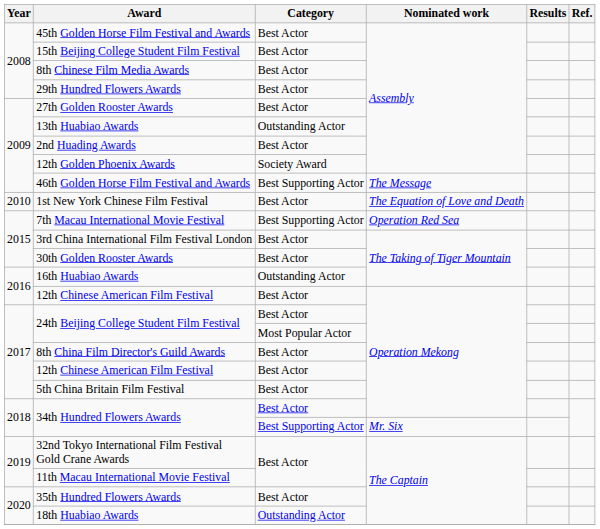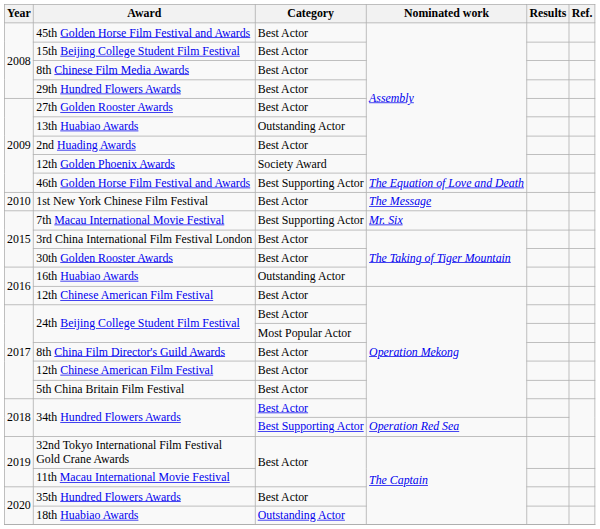(400, 182) The Message -> (447, 182) The Equation of Love and Death
(447, 201) The Equation of Love and Death -> (400, 201) The Message
(414, 220) Operation Red Sea -> (386, 220) Mr. Six
(386, 426) Mr. Six -> (414, 426) Operation Red Sea
